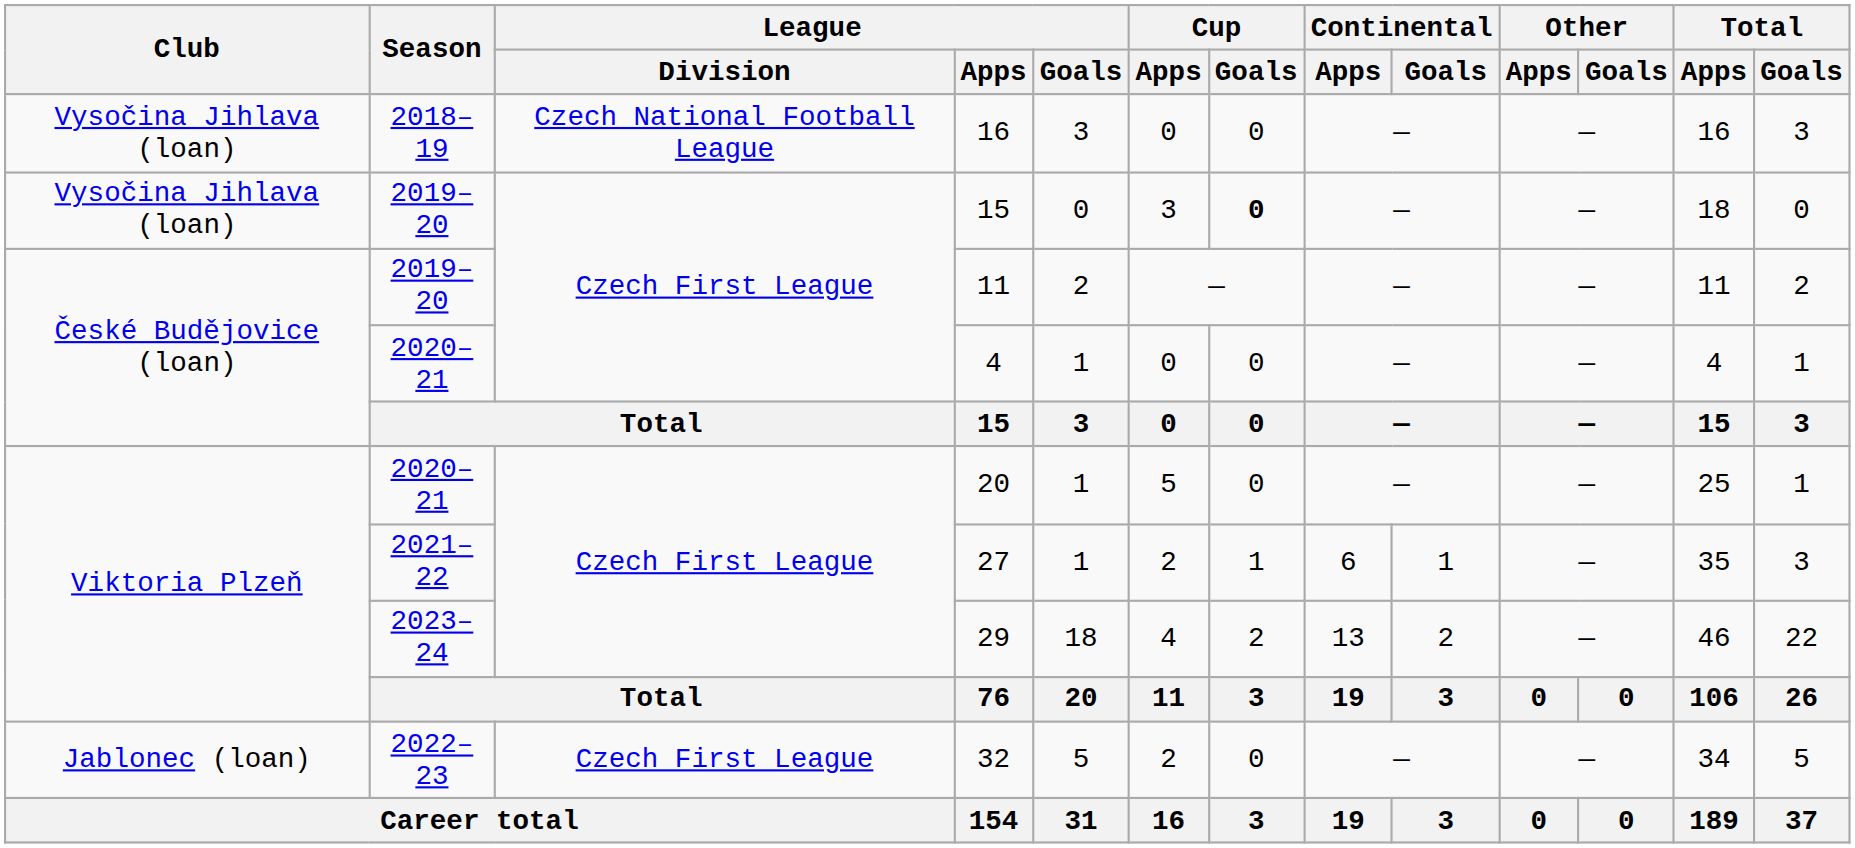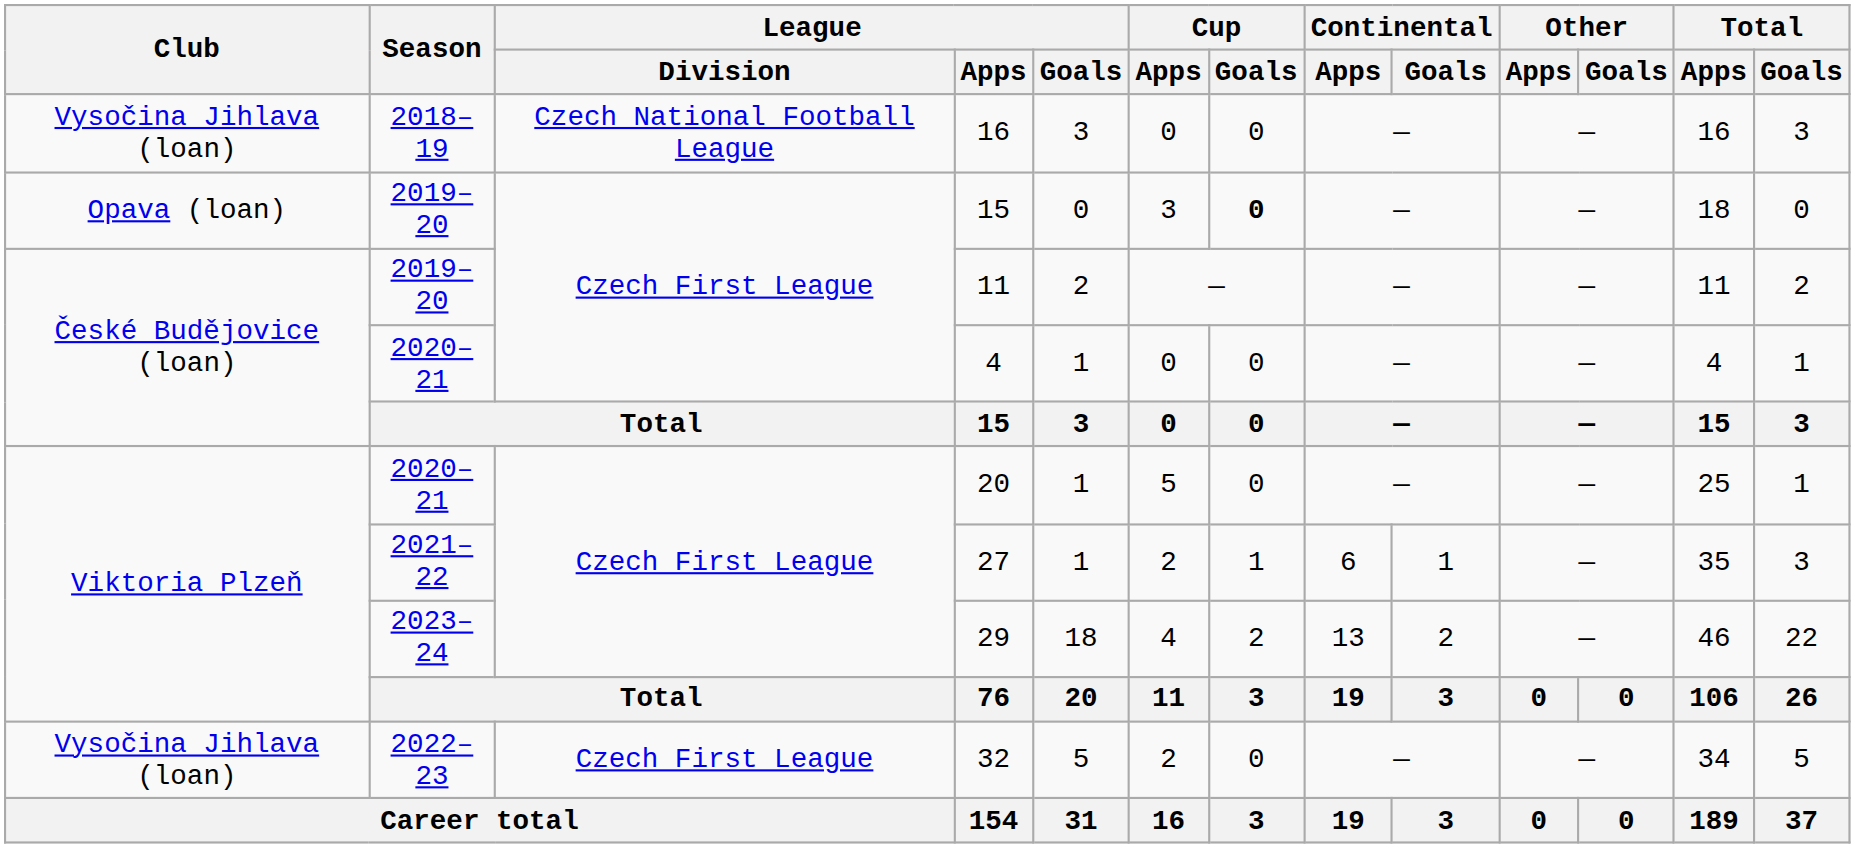(187, 210) Vysočina Jihlava (loan) -> (187, 210) Opava (loan)
(187, 760) Jablonec (loan) -> (187, 760) Vysočina Jihlava (loan)
